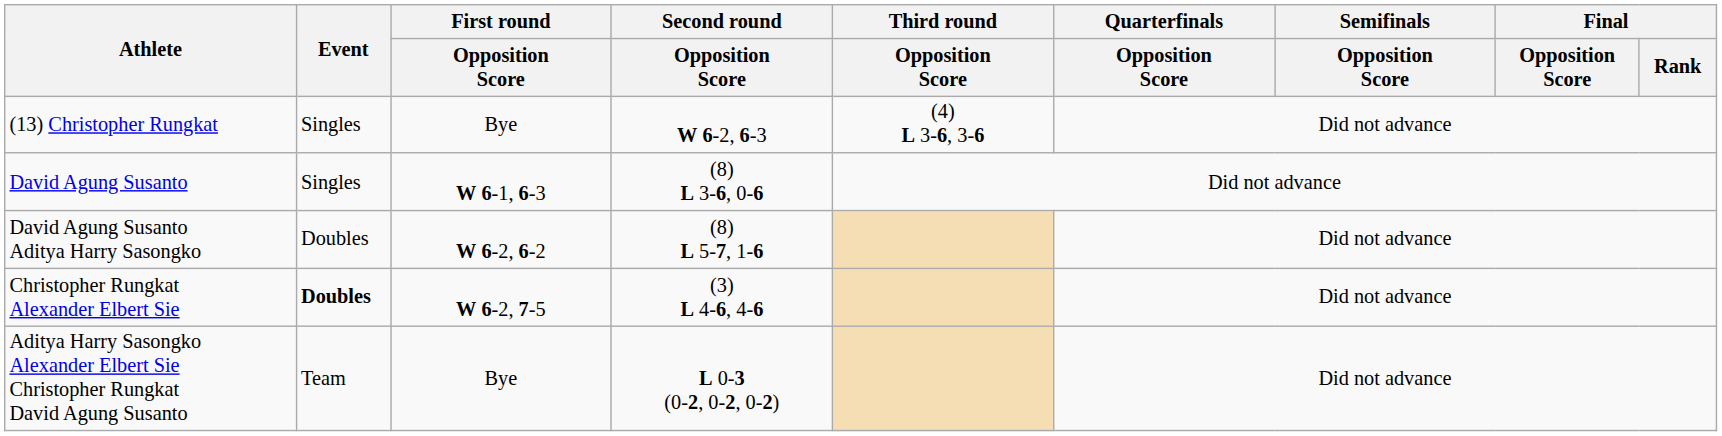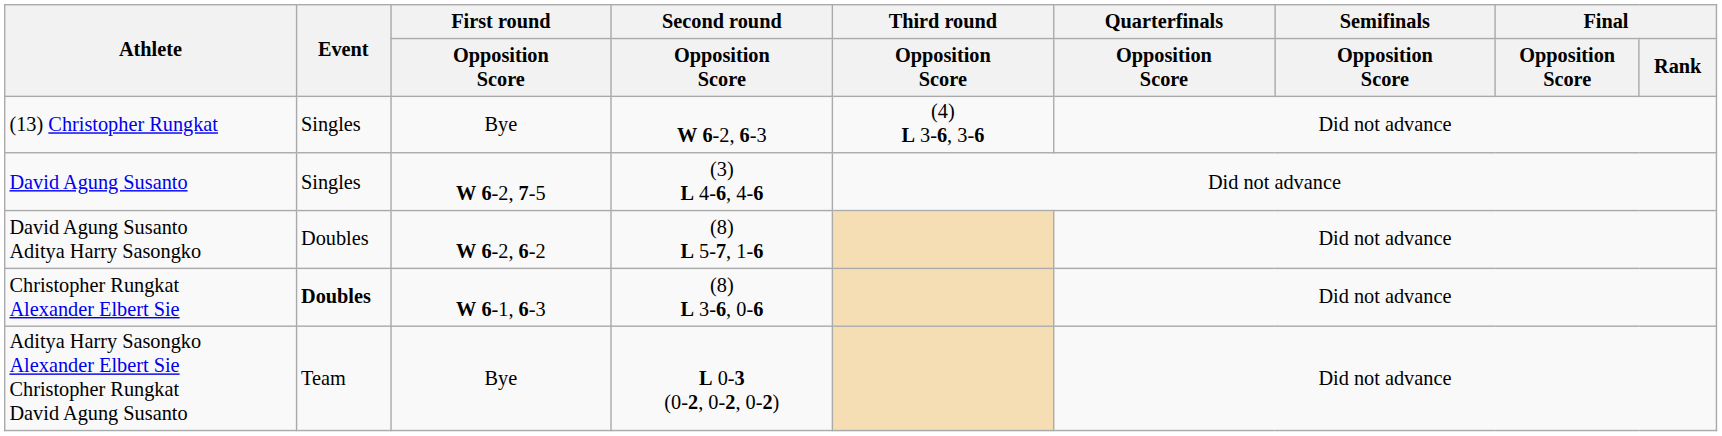(501, 194) W 6-1, 6-3 -> (501, 194) W 6-2, 7-5
(722, 182) (8) L 3-6, 0-6 -> (722, 182) (3) L 4-6, 4-6
(501, 308) W 6-2, 7-5 -> (501, 308) W 6-1, 6-3
(722, 296) (3) L 4-6, 4-6 -> (722, 296) (8) L 3-6, 0-6
